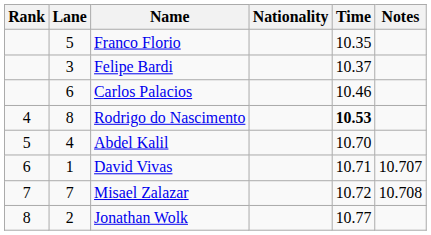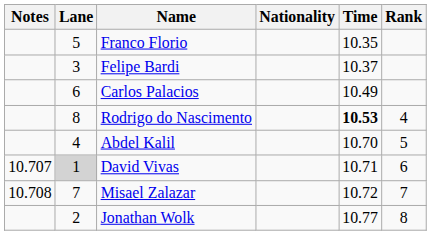columns swapped: (27, 17) <-> (400, 17)
(354, 92) 10.46 -> (360, 92) 10.49
(70, 167) no background -> (76, 167) lightgrey background
